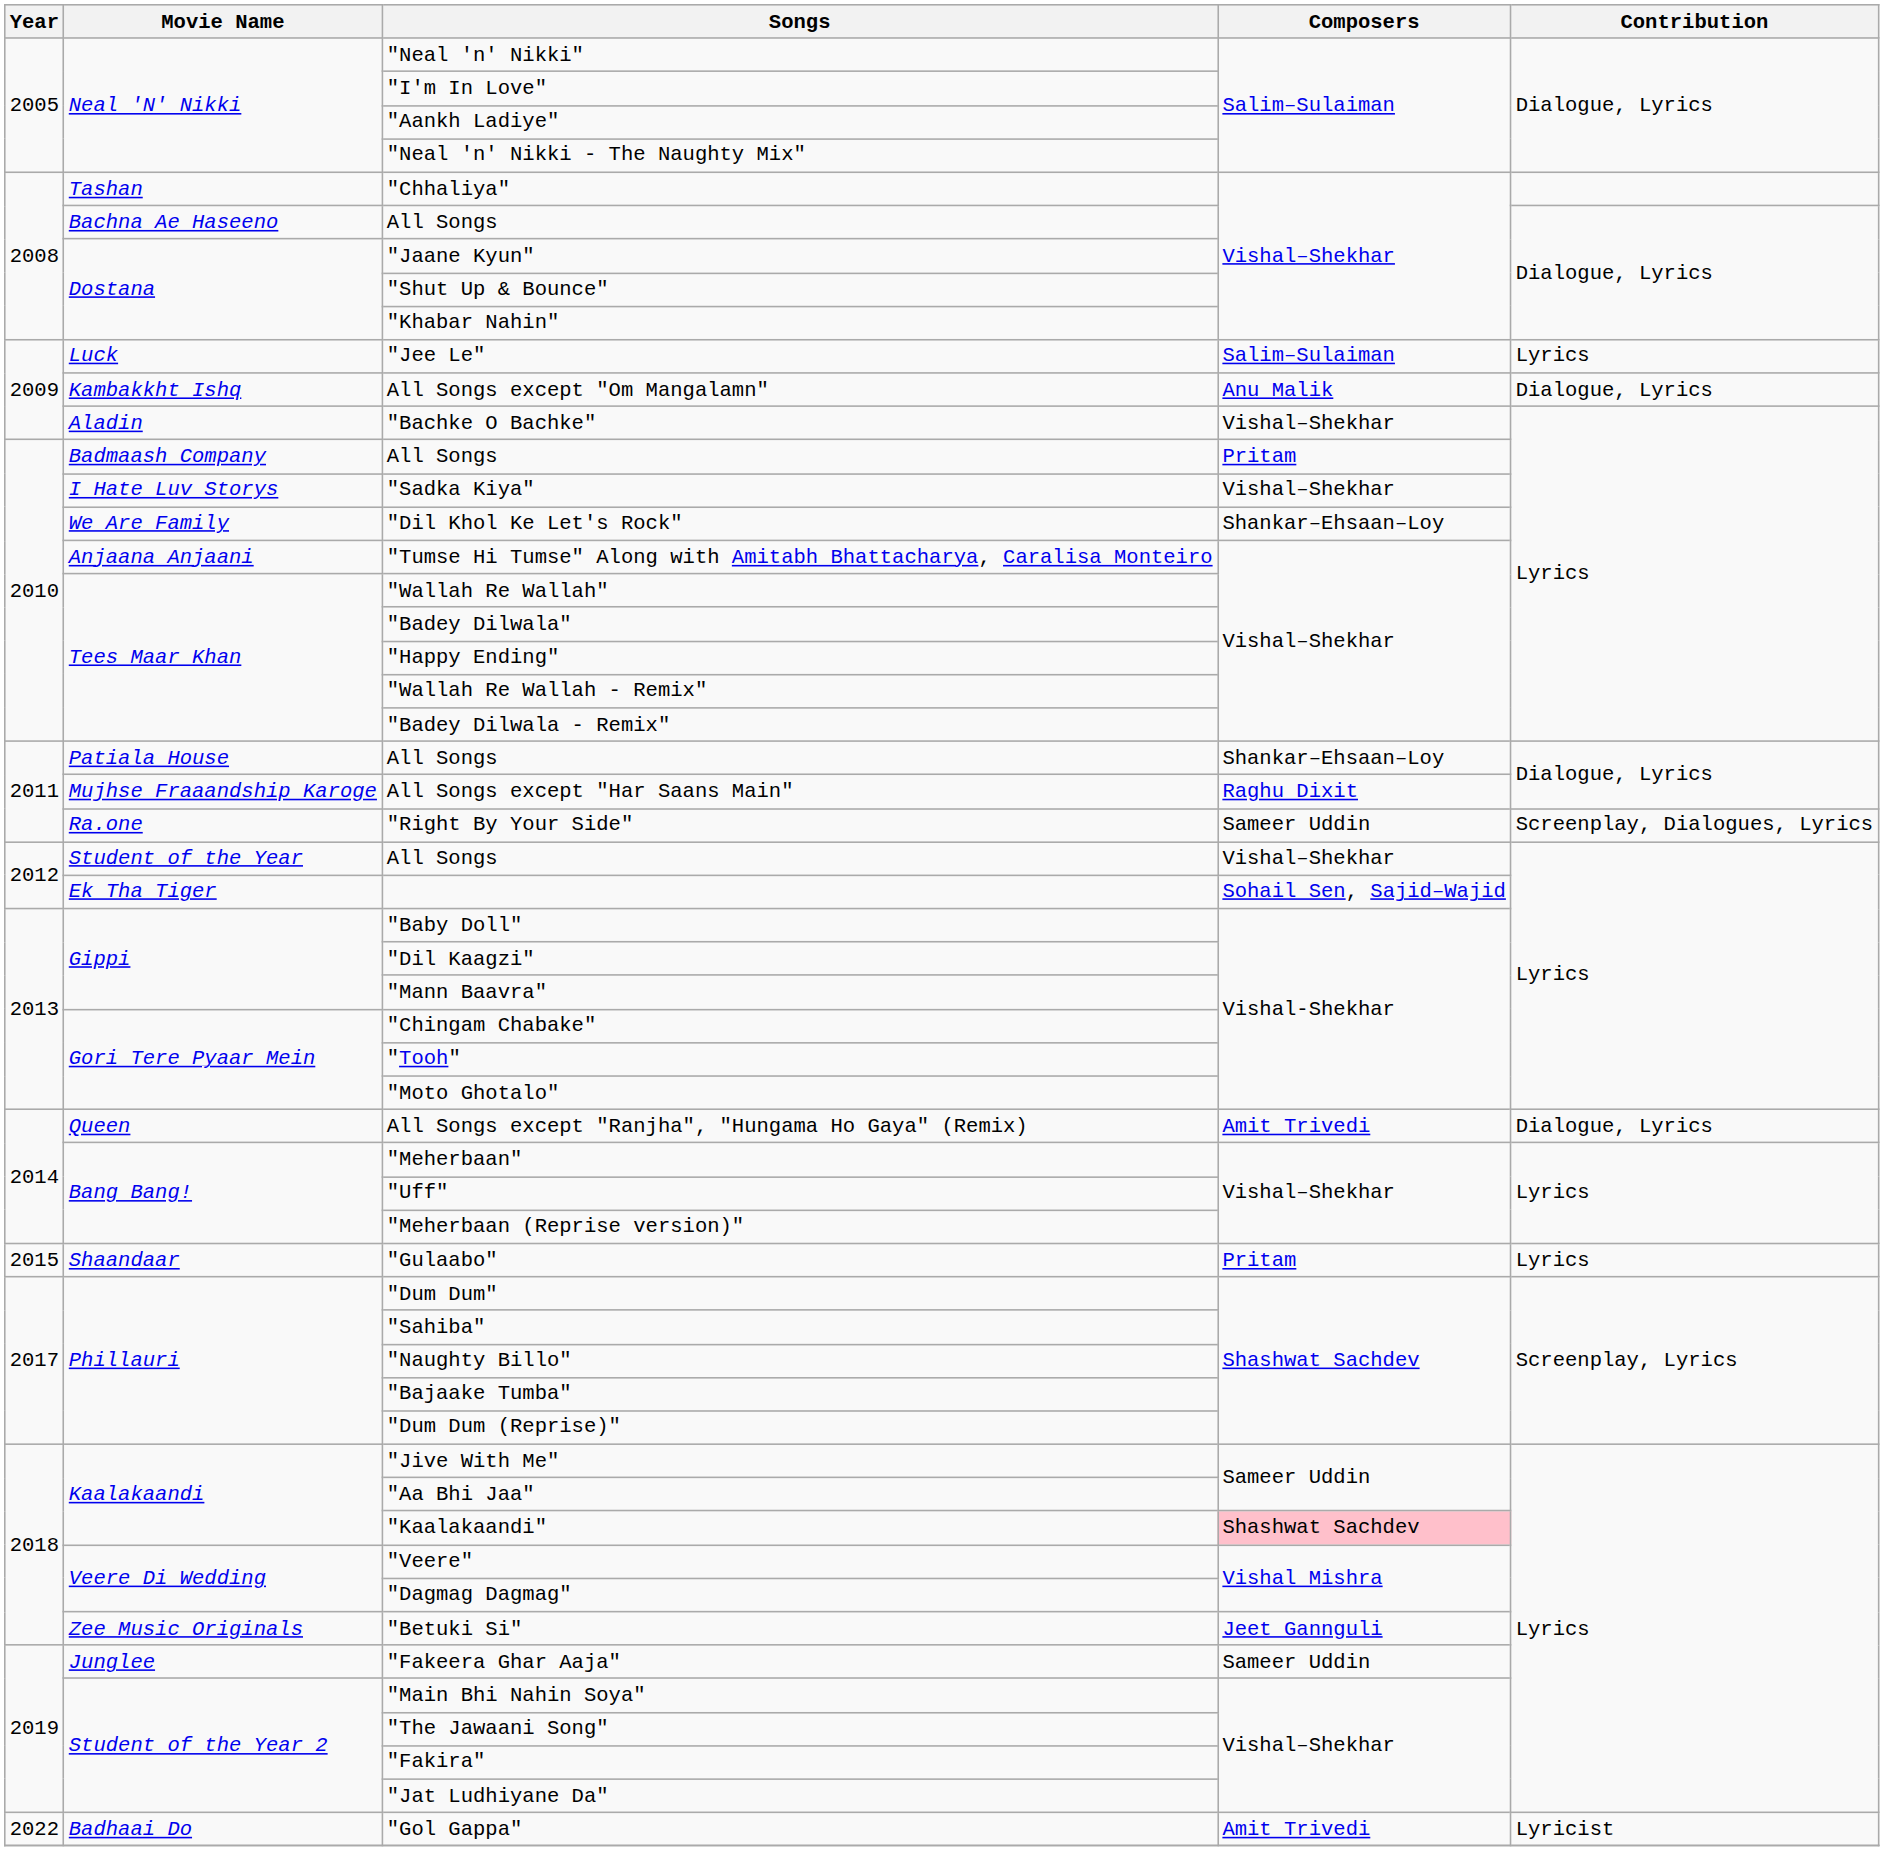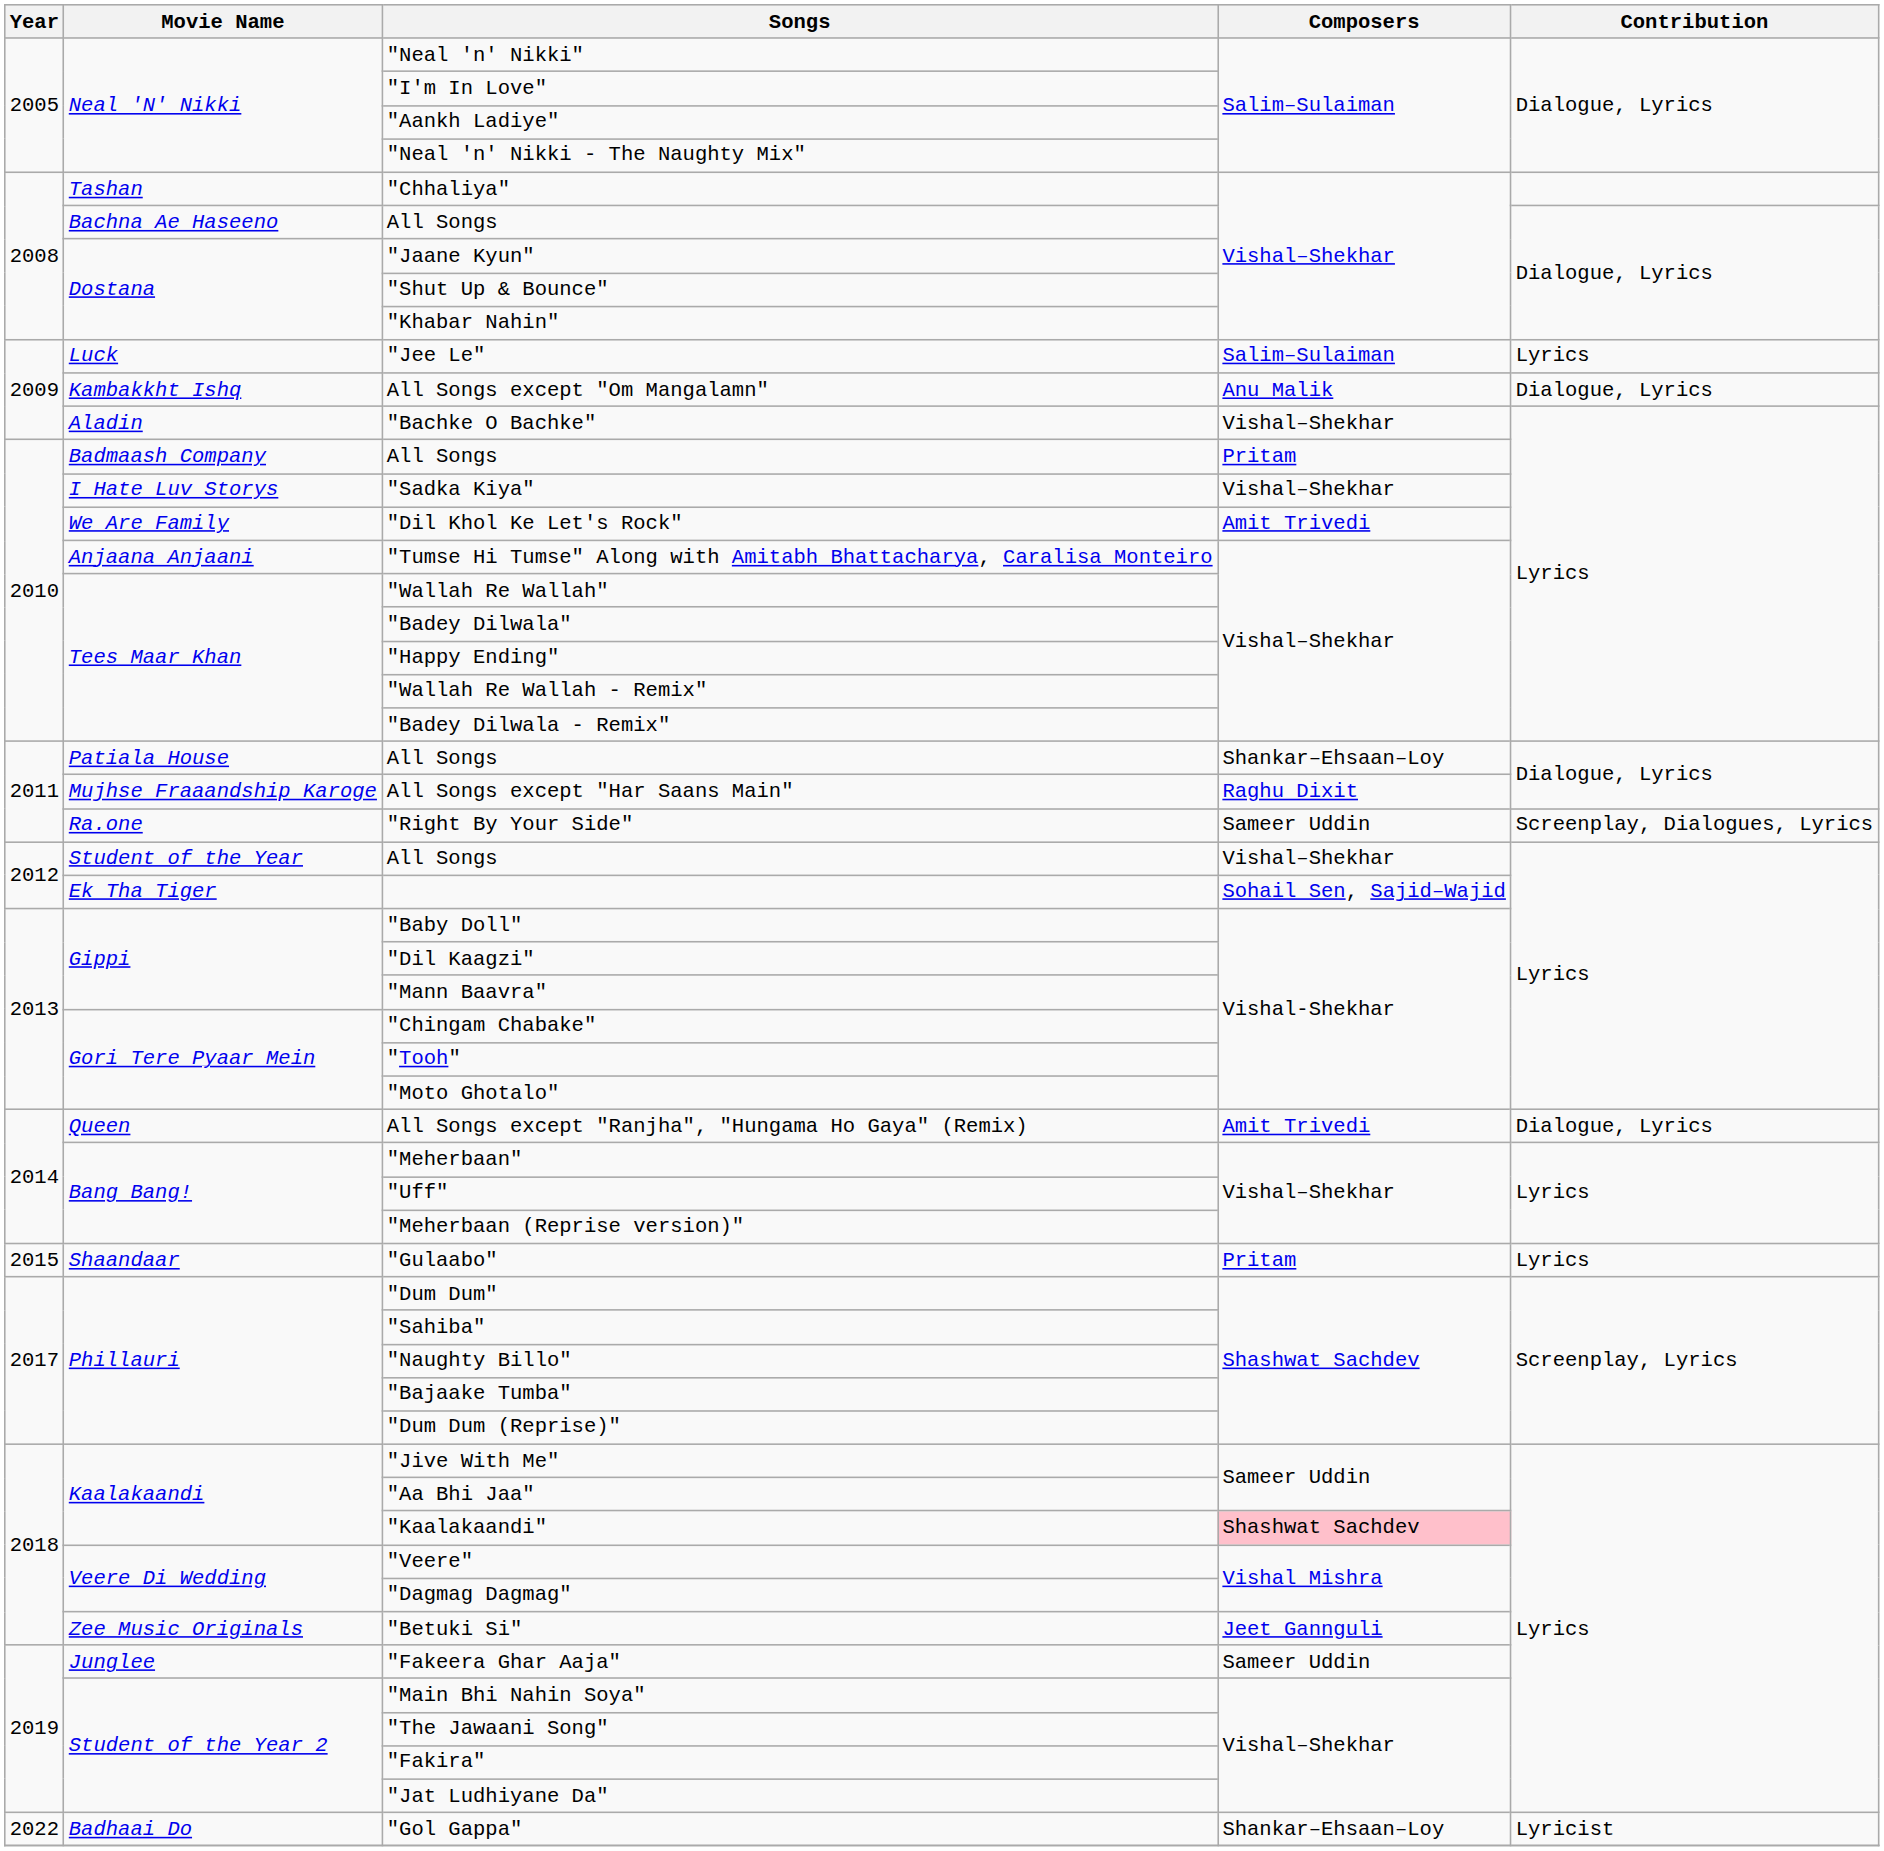(1333, 524) Shankar–Ehsaan–Loy -> (1296, 524) Amit Trivedi
(1296, 1829) Amit Trivedi -> (1333, 1829) Shankar–Ehsaan–Loy
